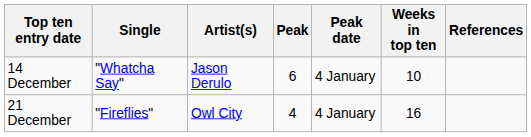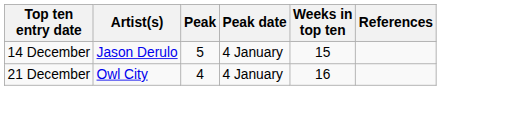- column: (140, 30)
(292, 75) 6 -> (200, 52) 5
(414, 75) 10 -> (323, 52) 15
